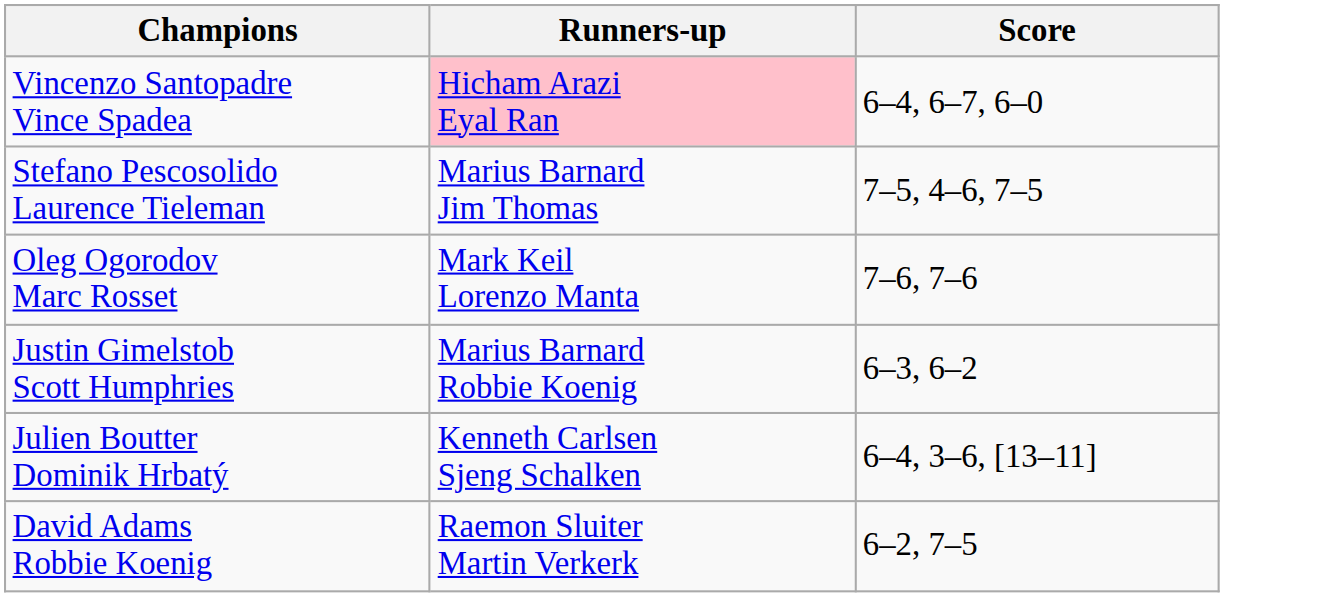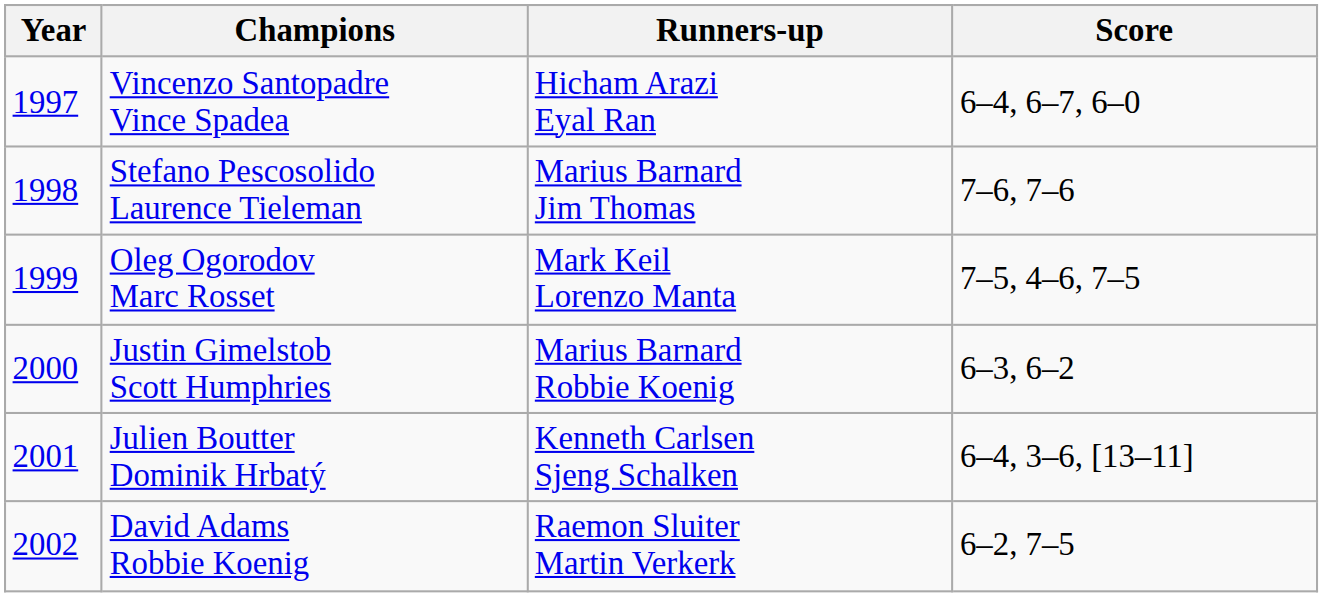+ column: (54, 30)
(529, 100) pink background -> (626, 100) no background
(953, 189) 7–5, 4–6, 7–5 -> (1017, 189) 7–6, 7–6
(920, 278) 7–6, 7–6 -> (1050, 278) 7–5, 4–6, 7–5
